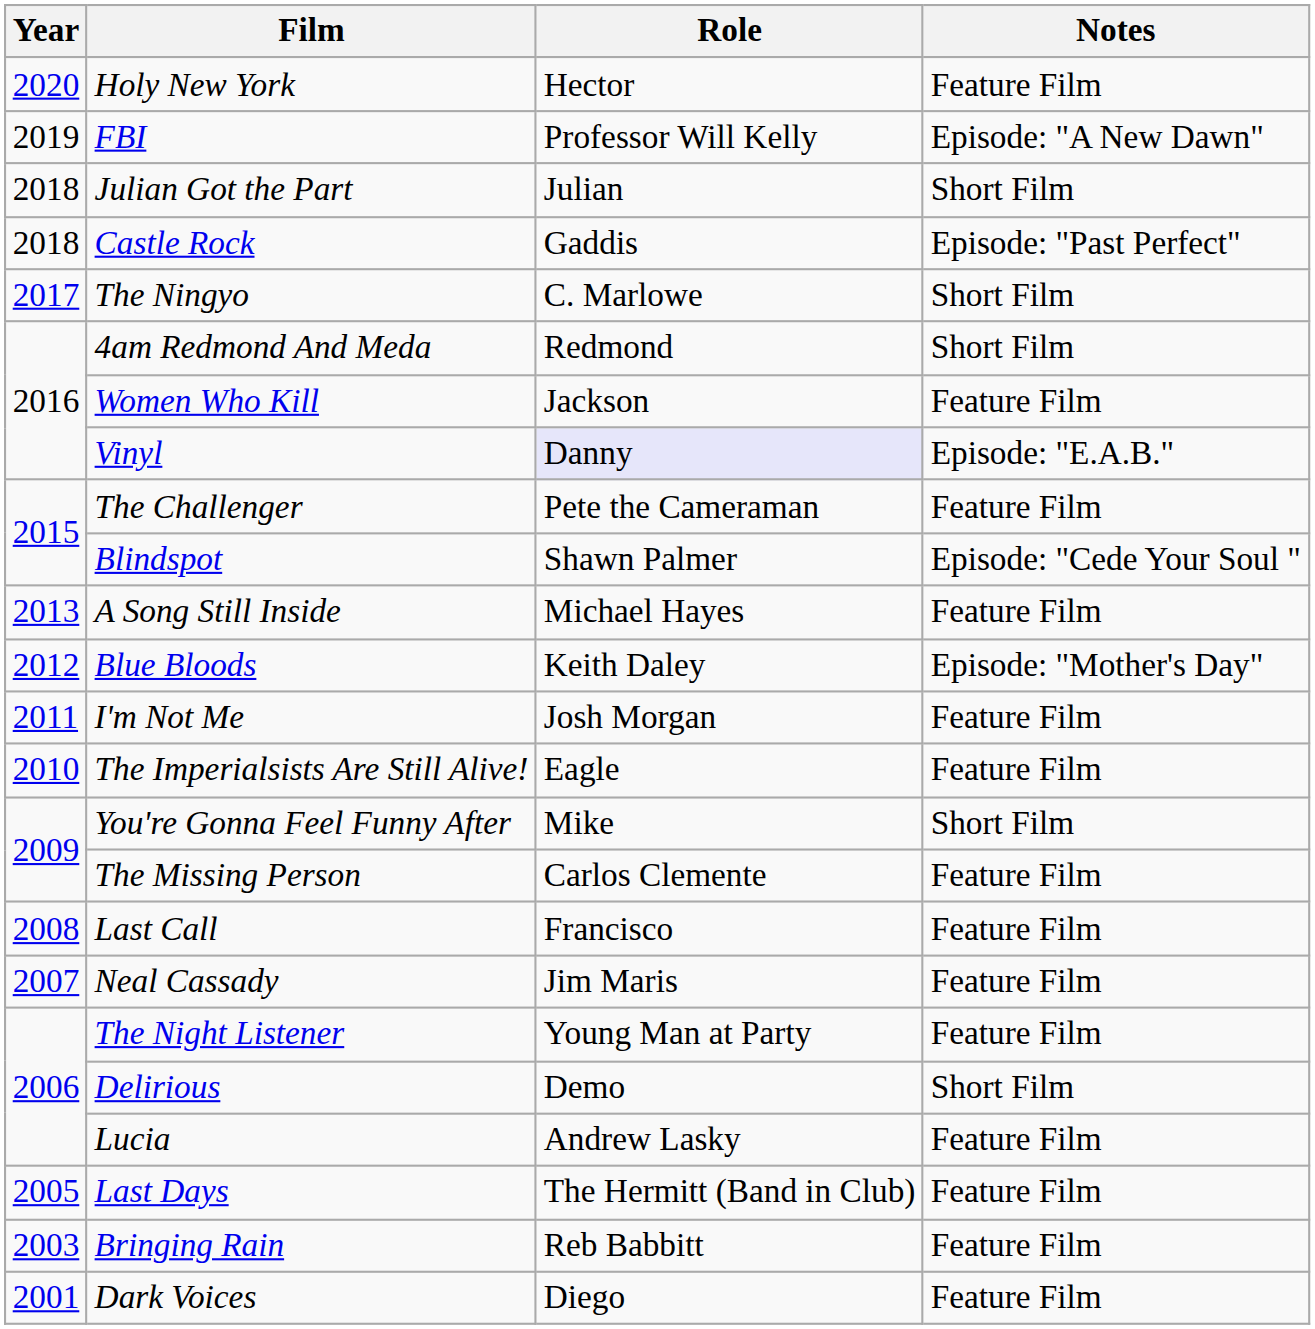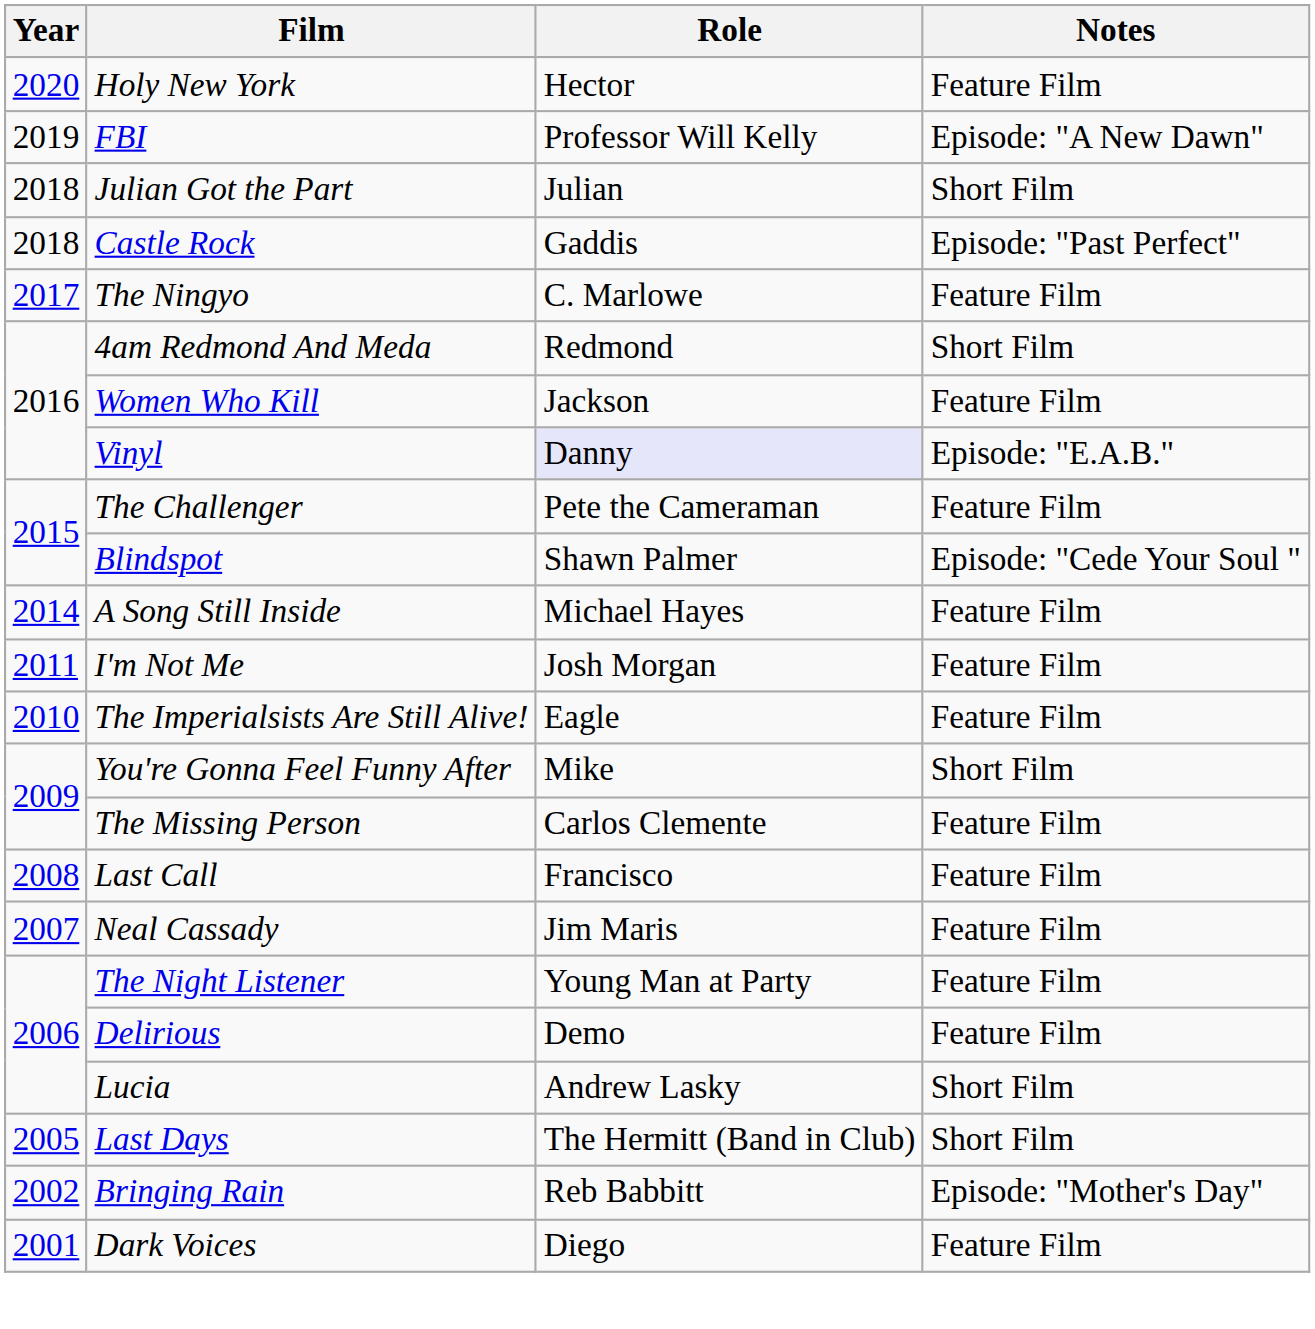(1002, 294) Short Film -> (1016, 294) Feature Film
(46, 611) 2013 -> (46, 611) 2014
- row: (175, 664)
(1002, 1086) Short Film -> (1016, 1033) Feature Film
(1016, 1139) Feature Film -> (1002, 1086) Short Film
(1016, 1192) Feature Film -> (1002, 1139) Short Film
(46, 1244) 2003 -> (46, 1192) 2002
(1016, 1244) Feature Film -> (1097, 1192) Episode: "Mother's Day"
